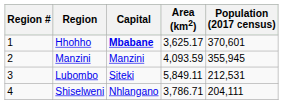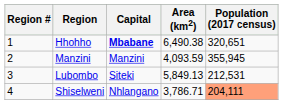(183, 43) 3,625.17 -> (183, 43) 6,490.38
(226, 43) 370,601 -> (226, 43) 320,651
(183, 75) 5,849.11 -> (183, 75) 5,849.13
(226, 91) no background -> (226, 91) lightsalmon background
